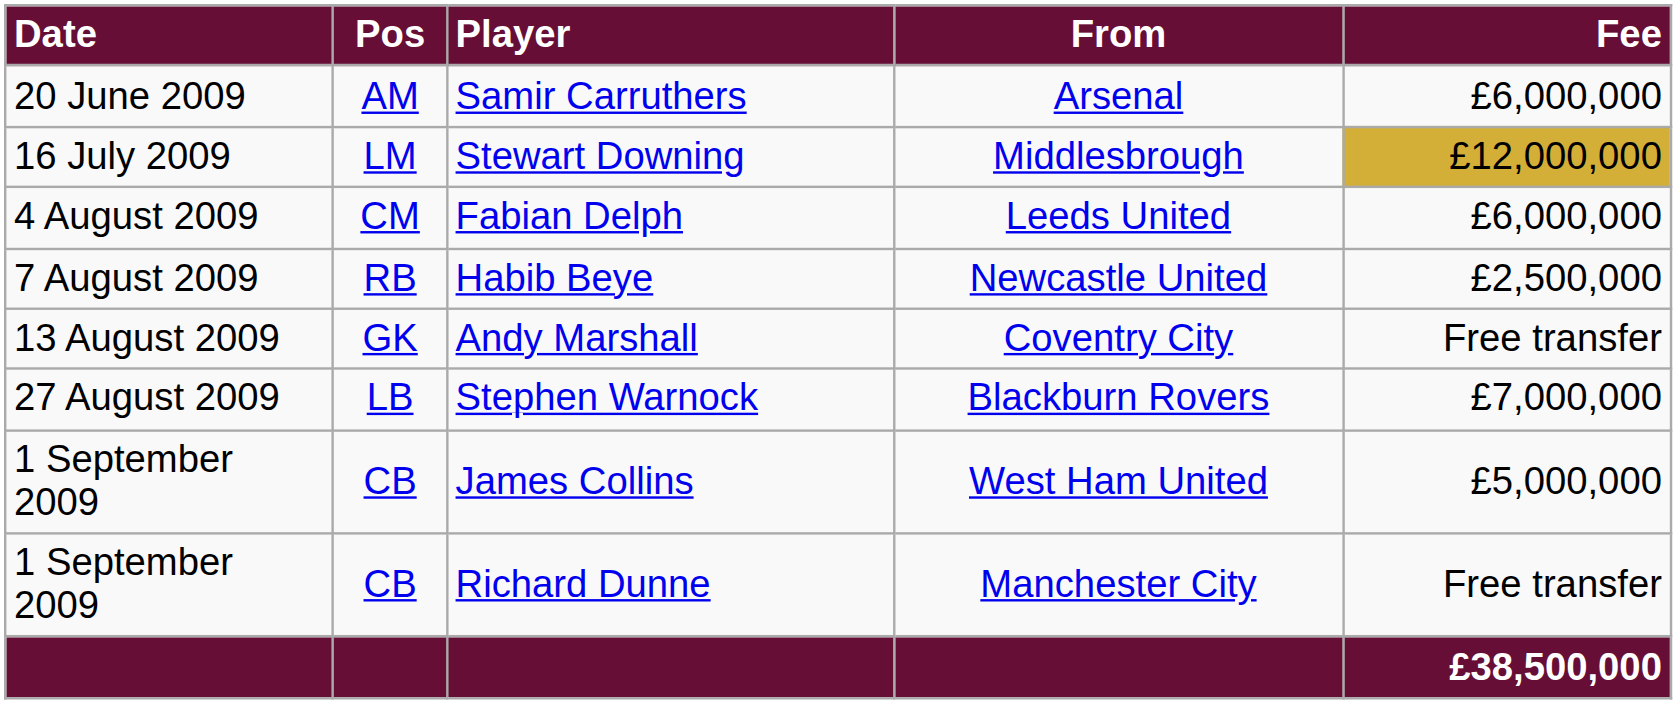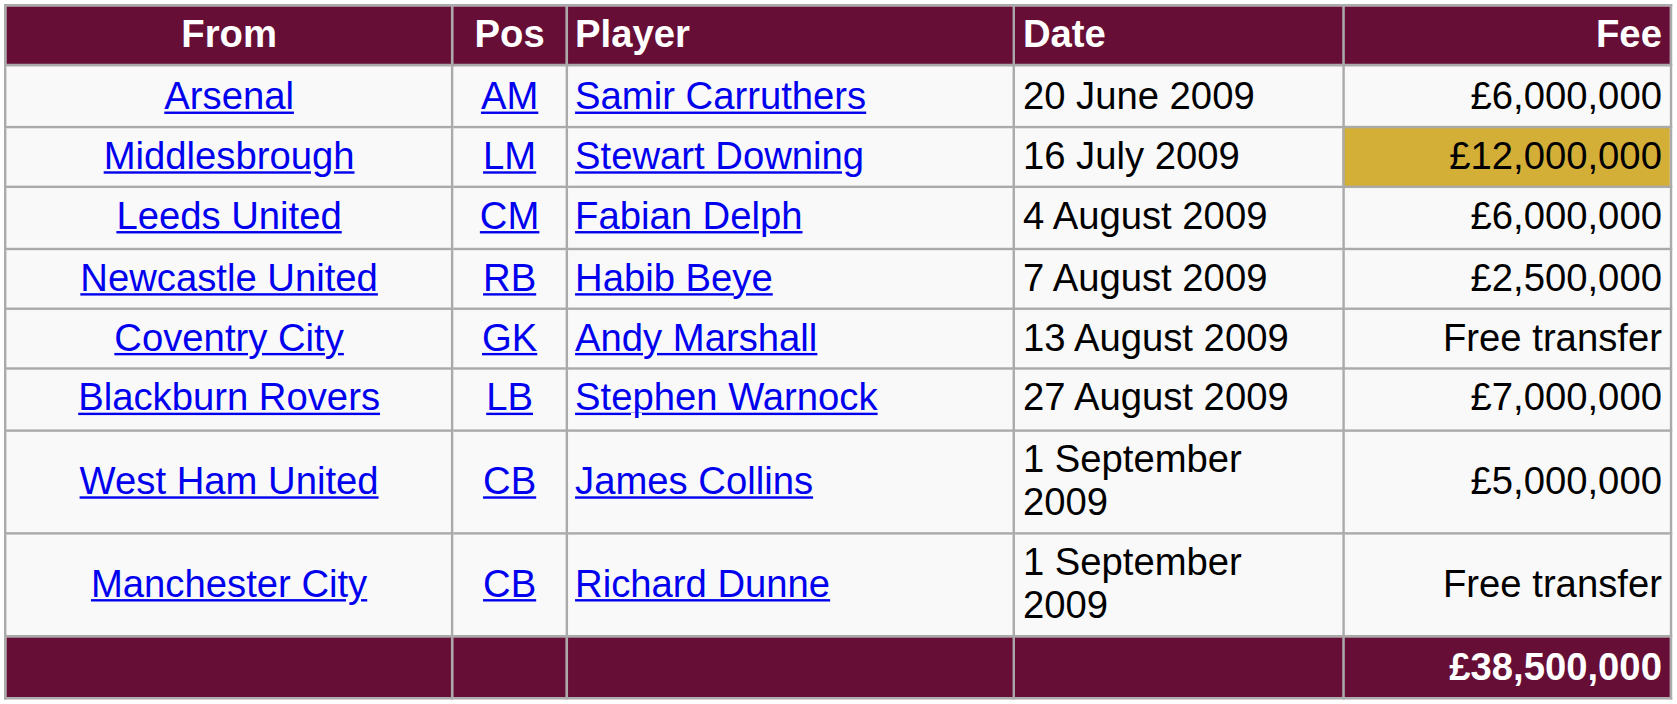columns swapped: (55, 34) <-> (1118, 34)
